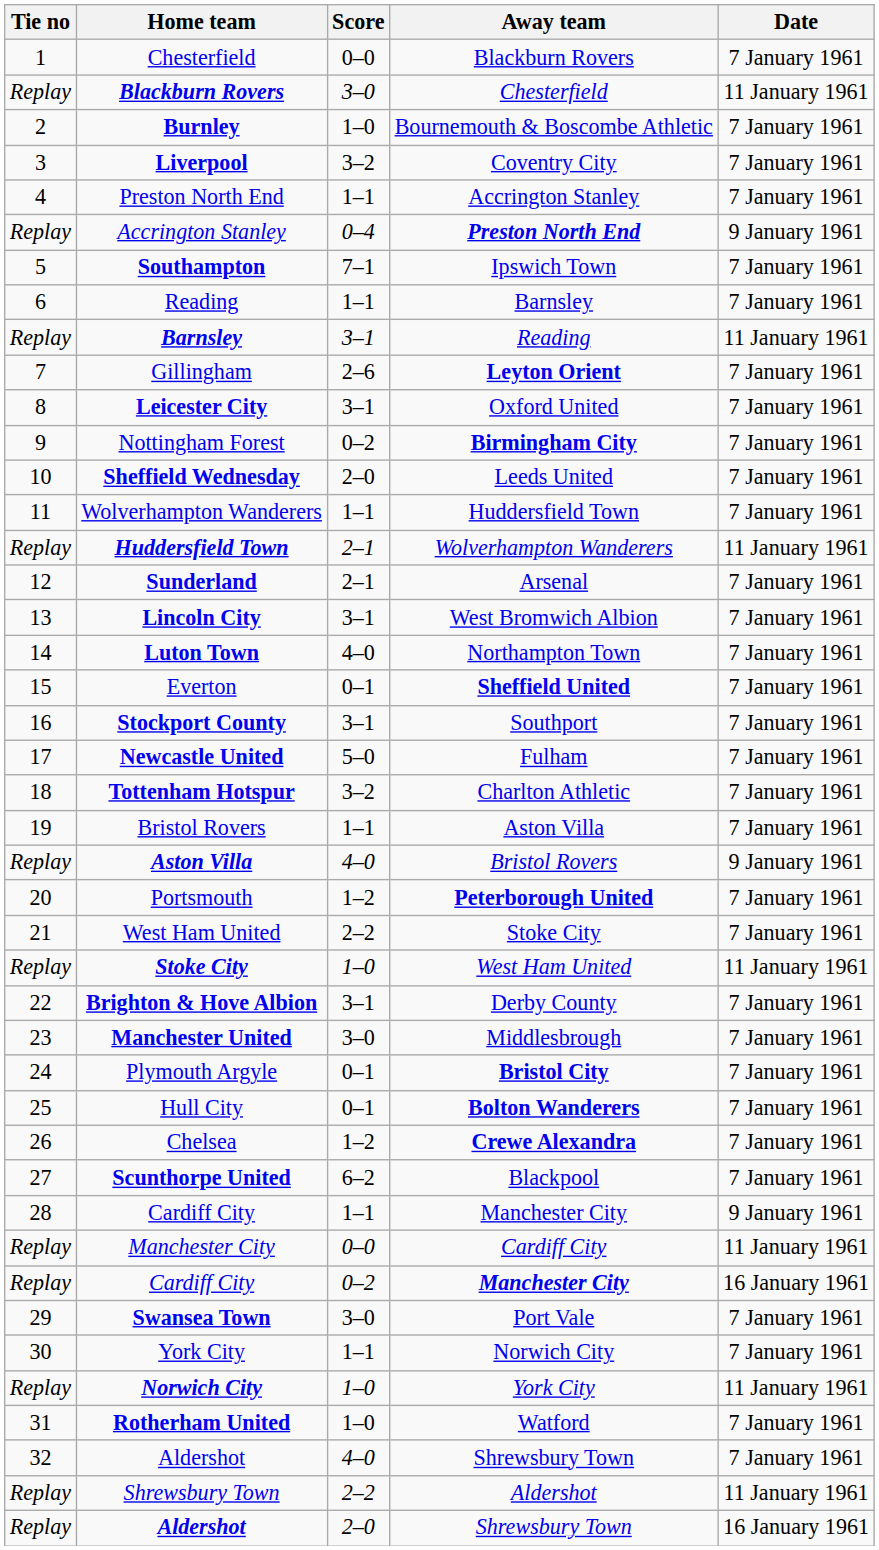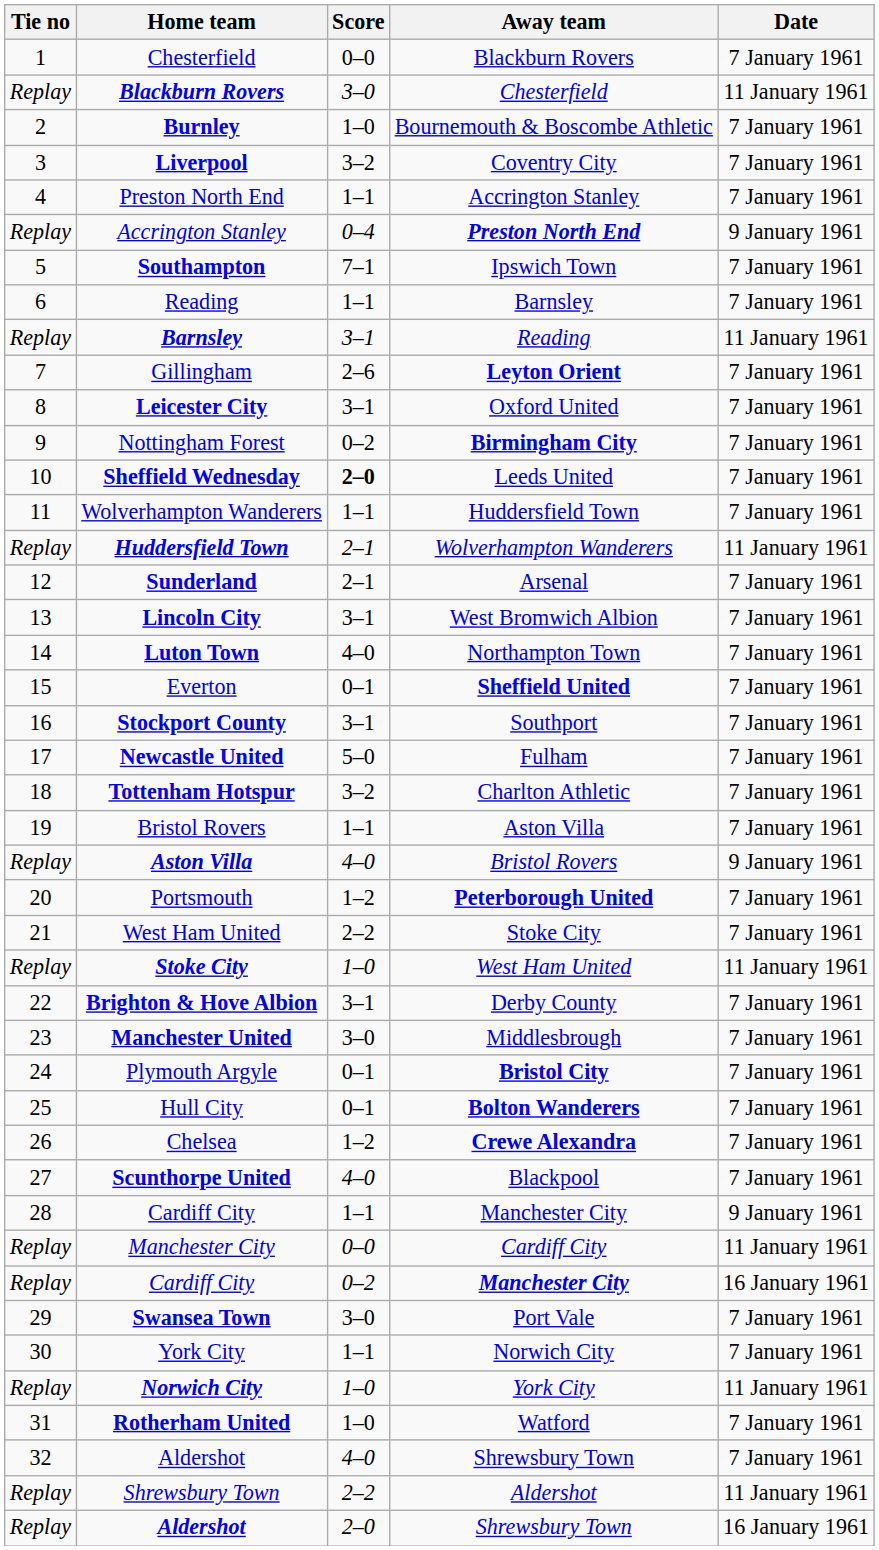(358, 477) normal -> (358, 477) bold
(358, 1177) 6–2 -> (358, 1177) 4–0
